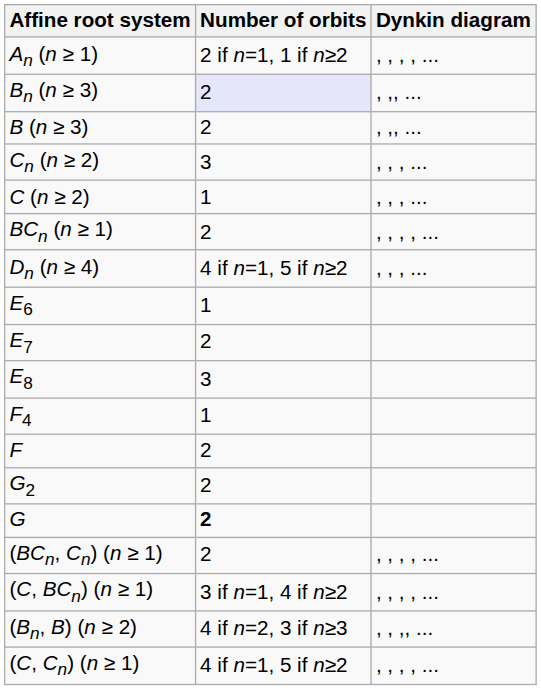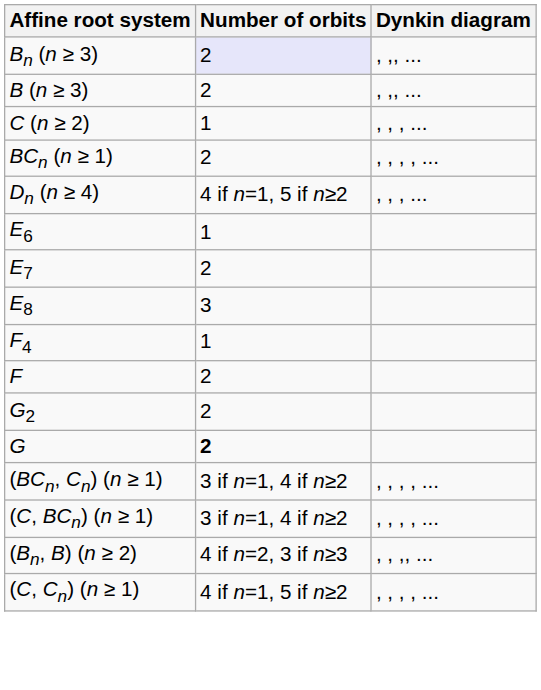- row: (54, 56)
- row: (54, 162)
(206, 555) 2 -> (274, 481) 3 if n=1, 4 if n≥2
